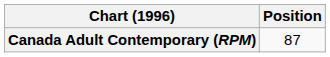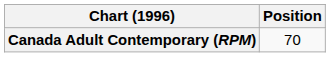(292, 39) 87 -> (292, 39) 70
